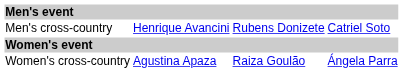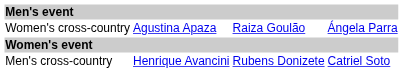rows swapped: (59, 28) <-> (68, 61)
